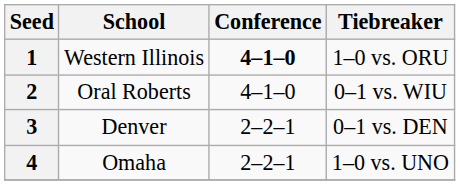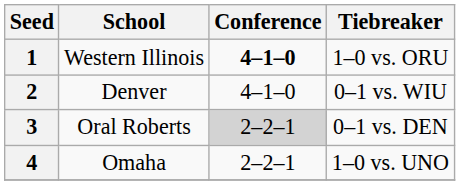(134, 92) Oral Roberts -> (134, 92) Denver
(134, 127) Denver -> (134, 127) Oral Roberts
(268, 127) no background -> (268, 127) lightgrey background
